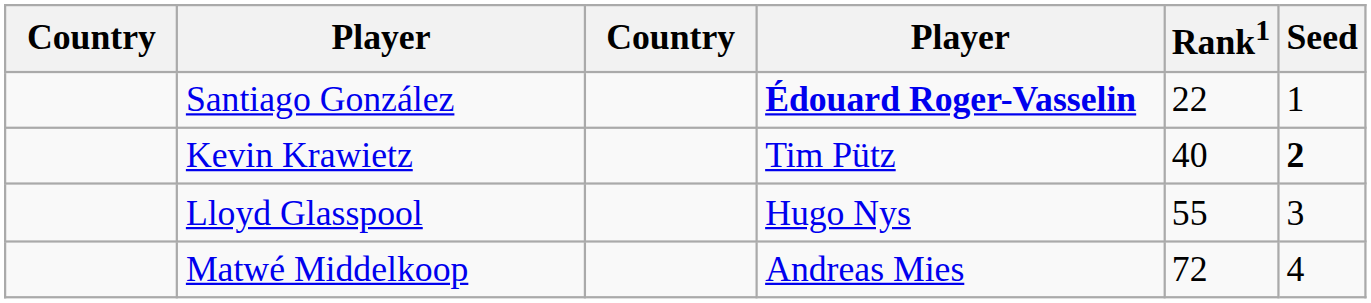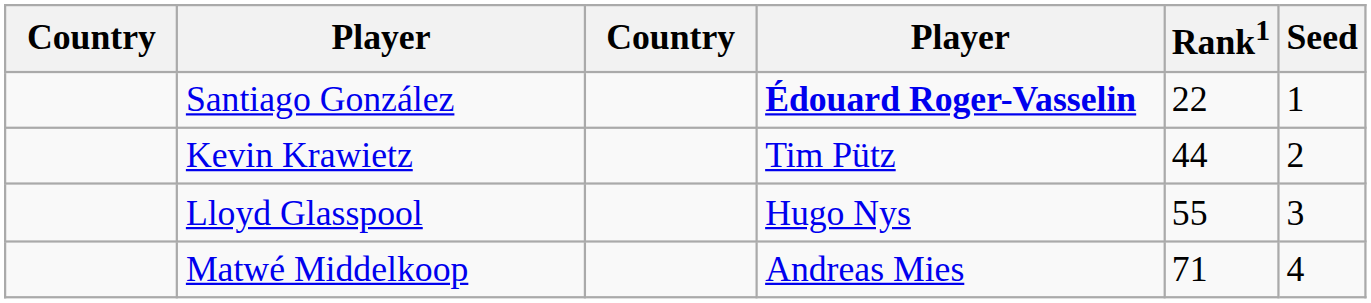(1190, 155) 40 -> (1190, 155) 44
(1295, 155) bold -> (1295, 155) normal
(1190, 268) 72 -> (1190, 268) 71
